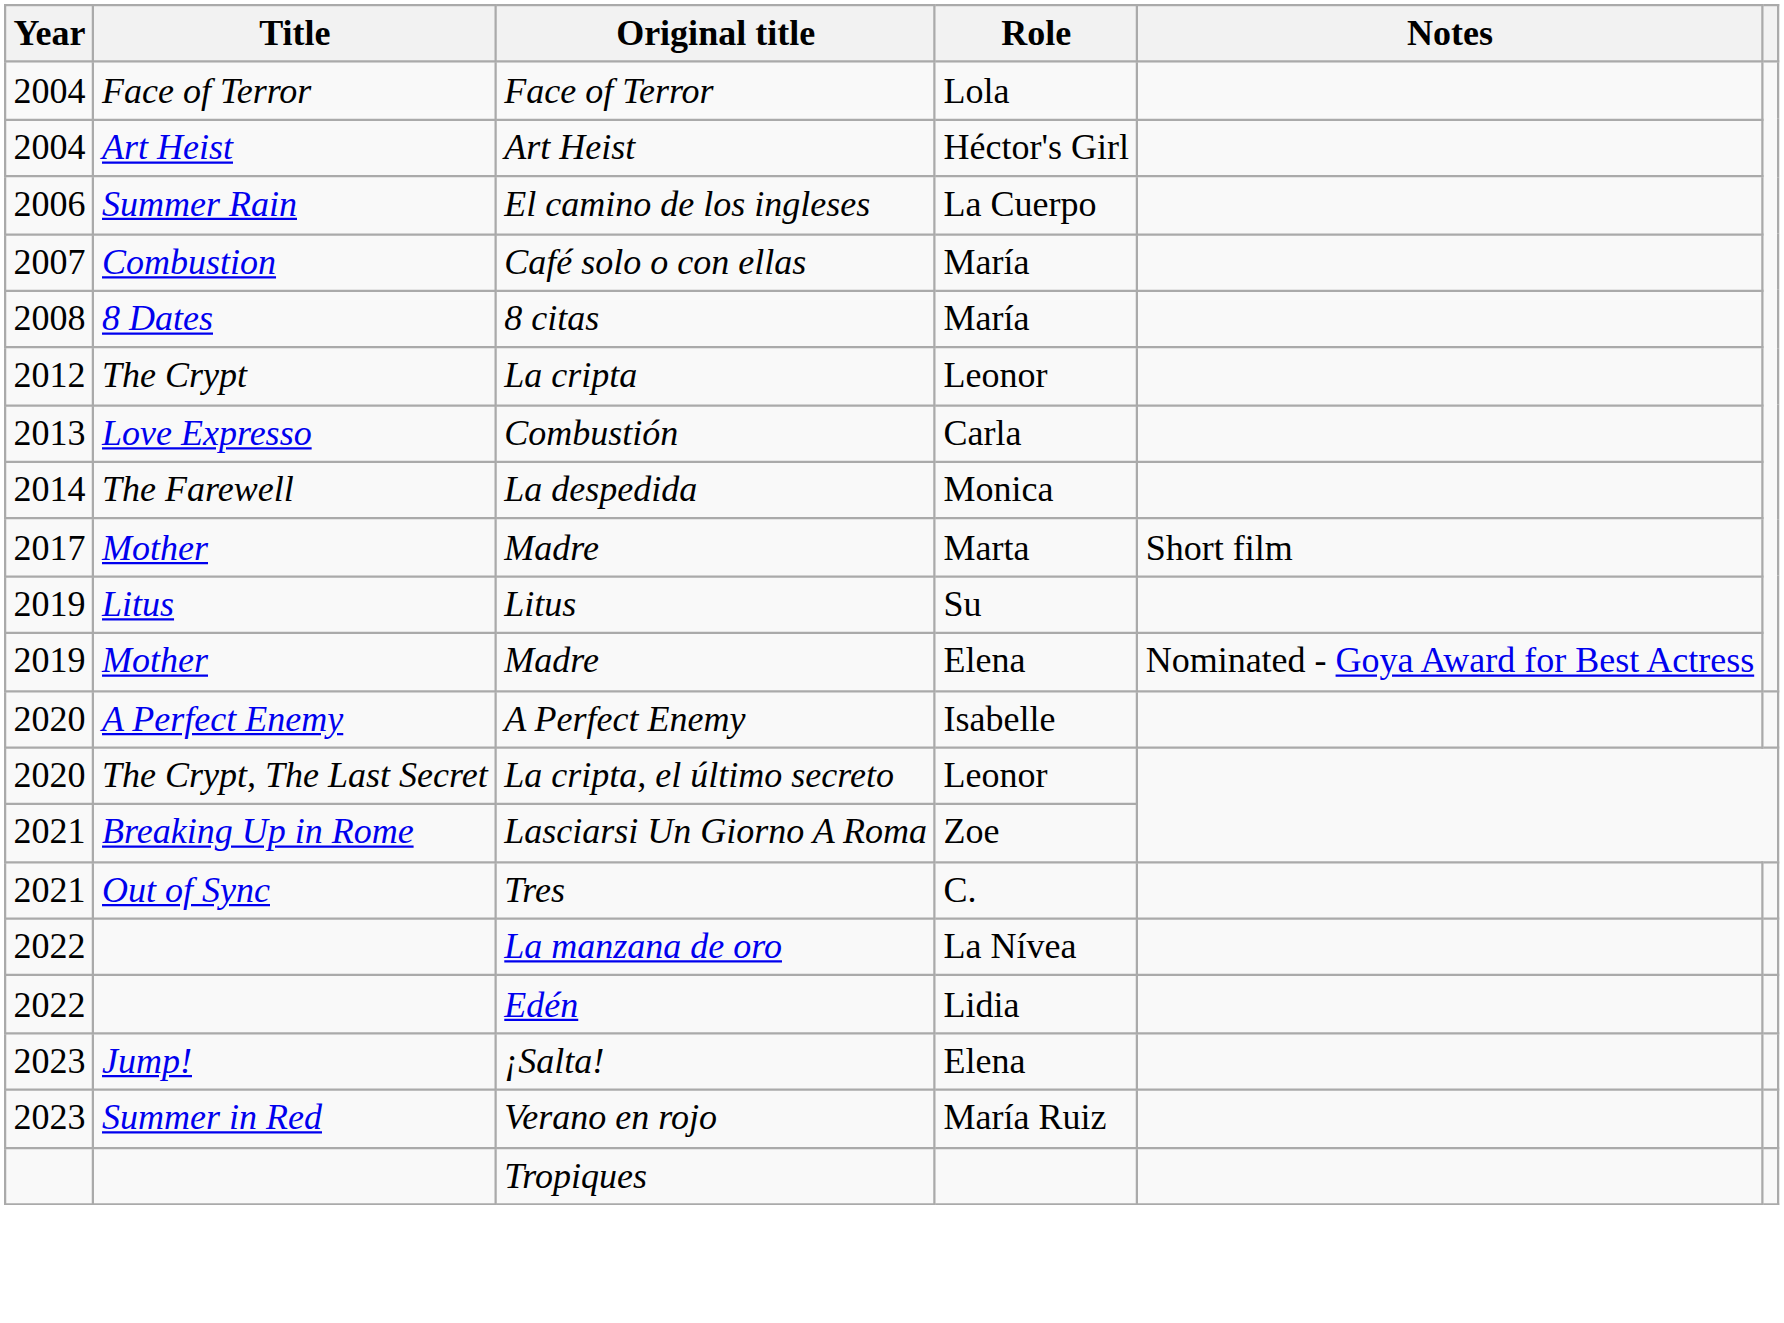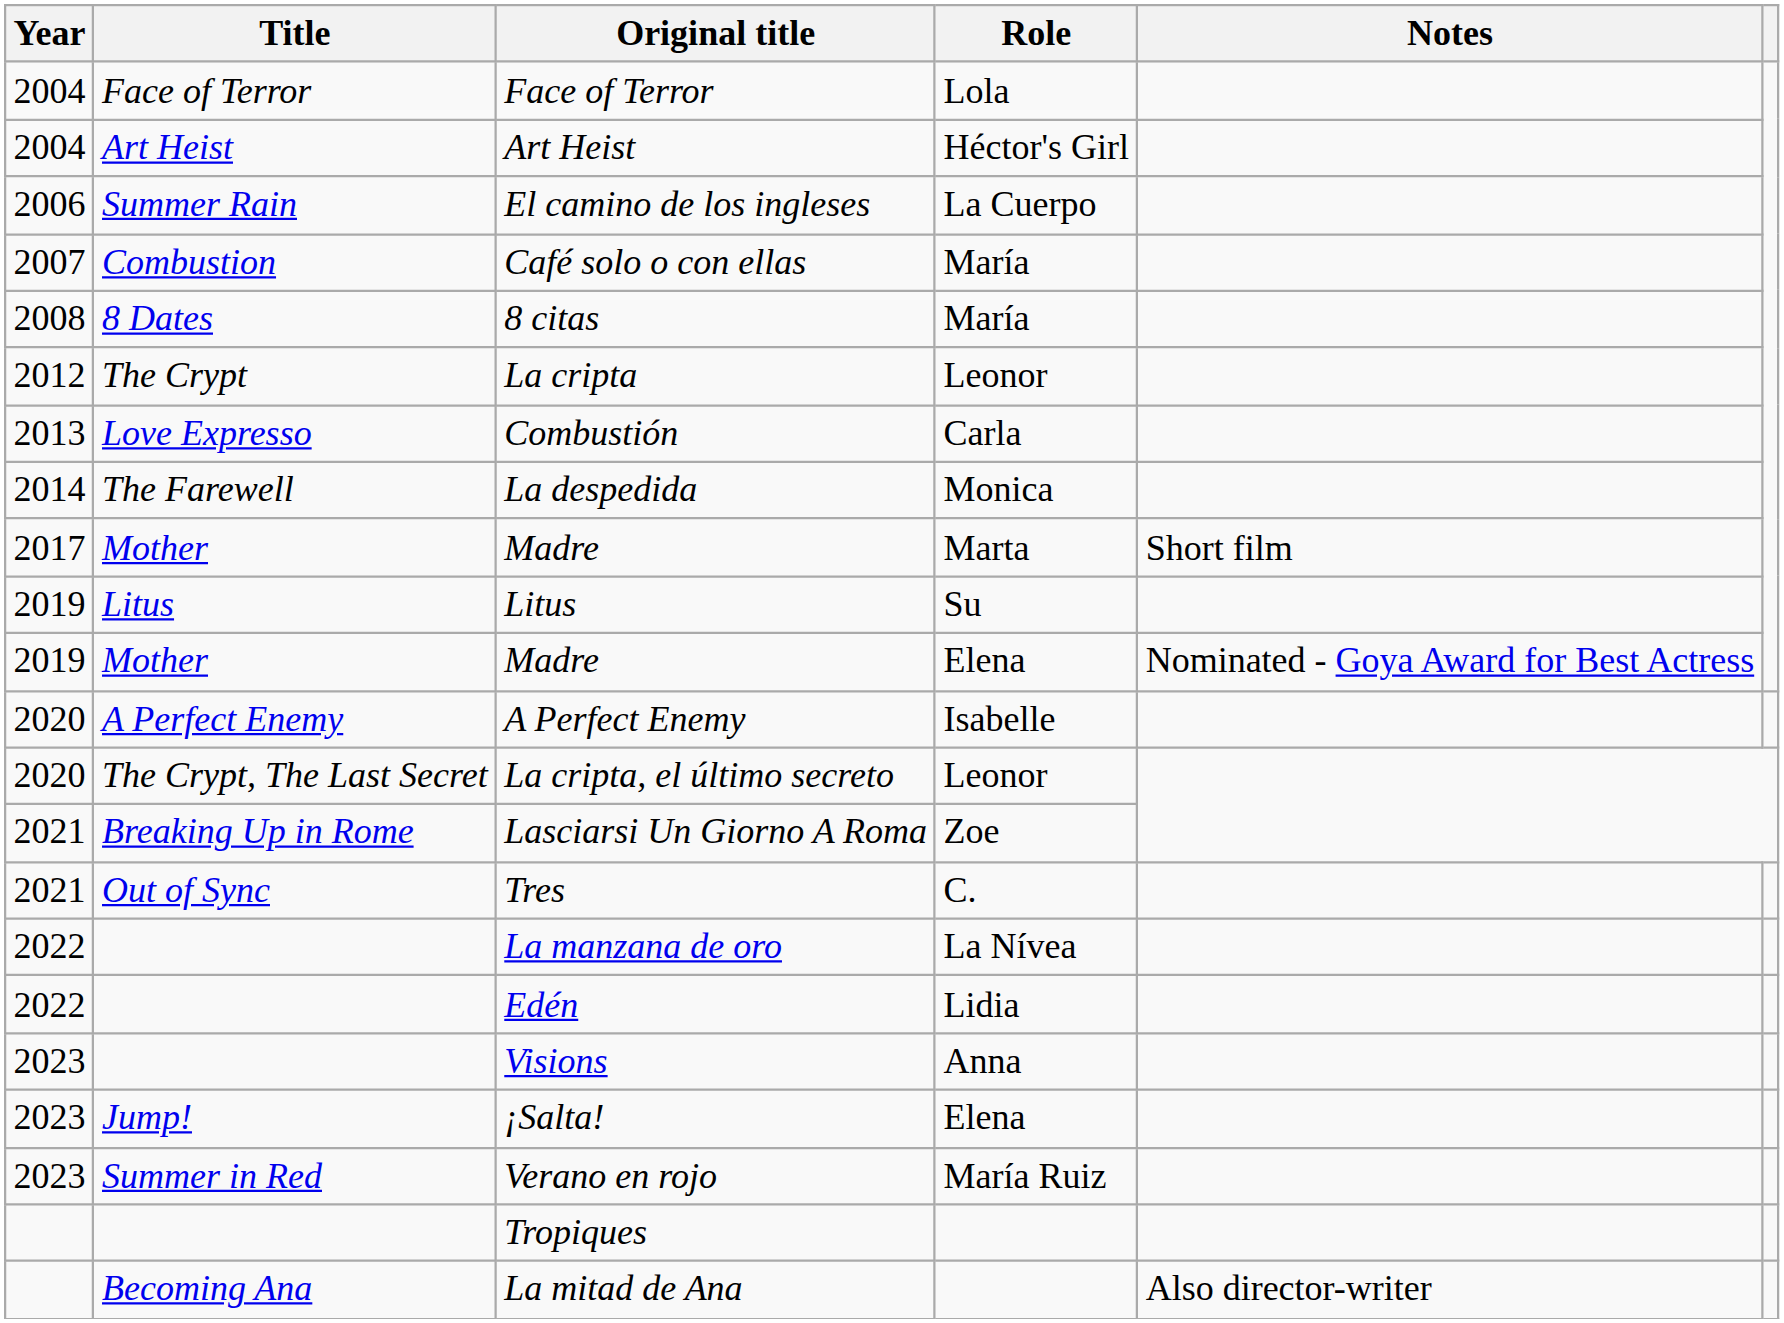+ row: (556, 1060)
+ row: (623, 1289)
